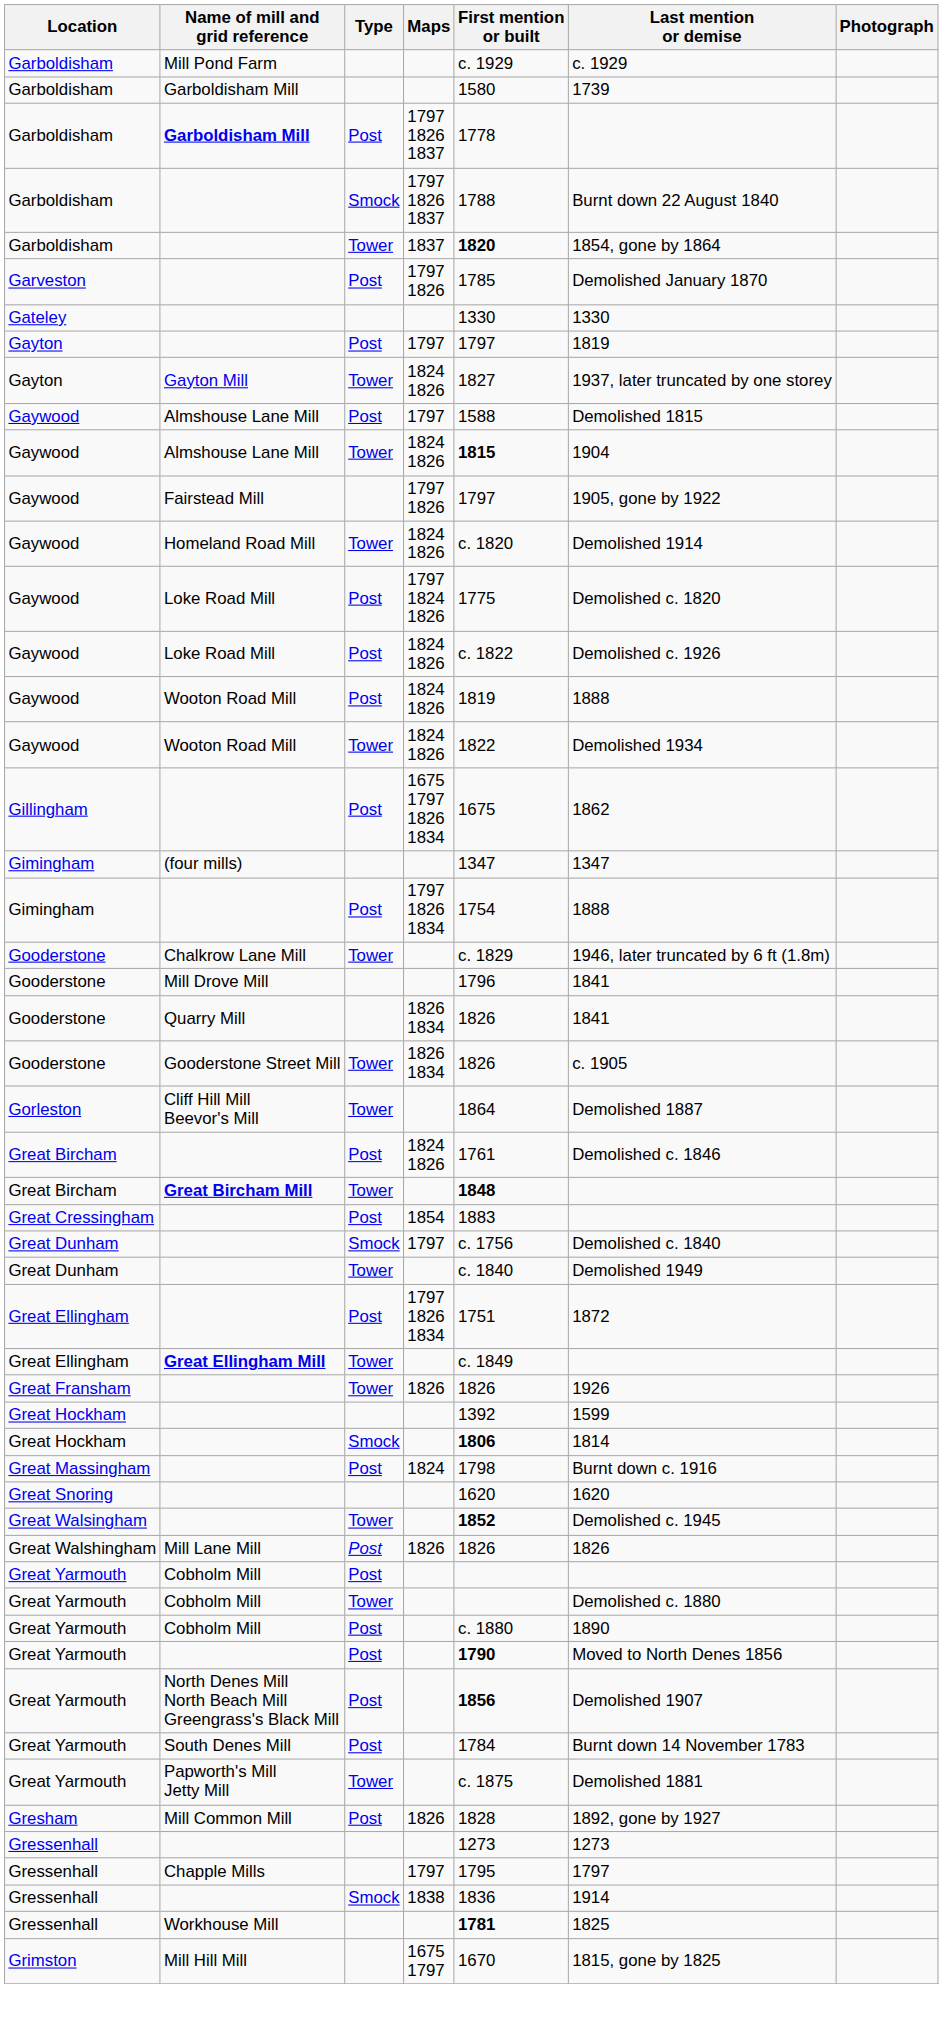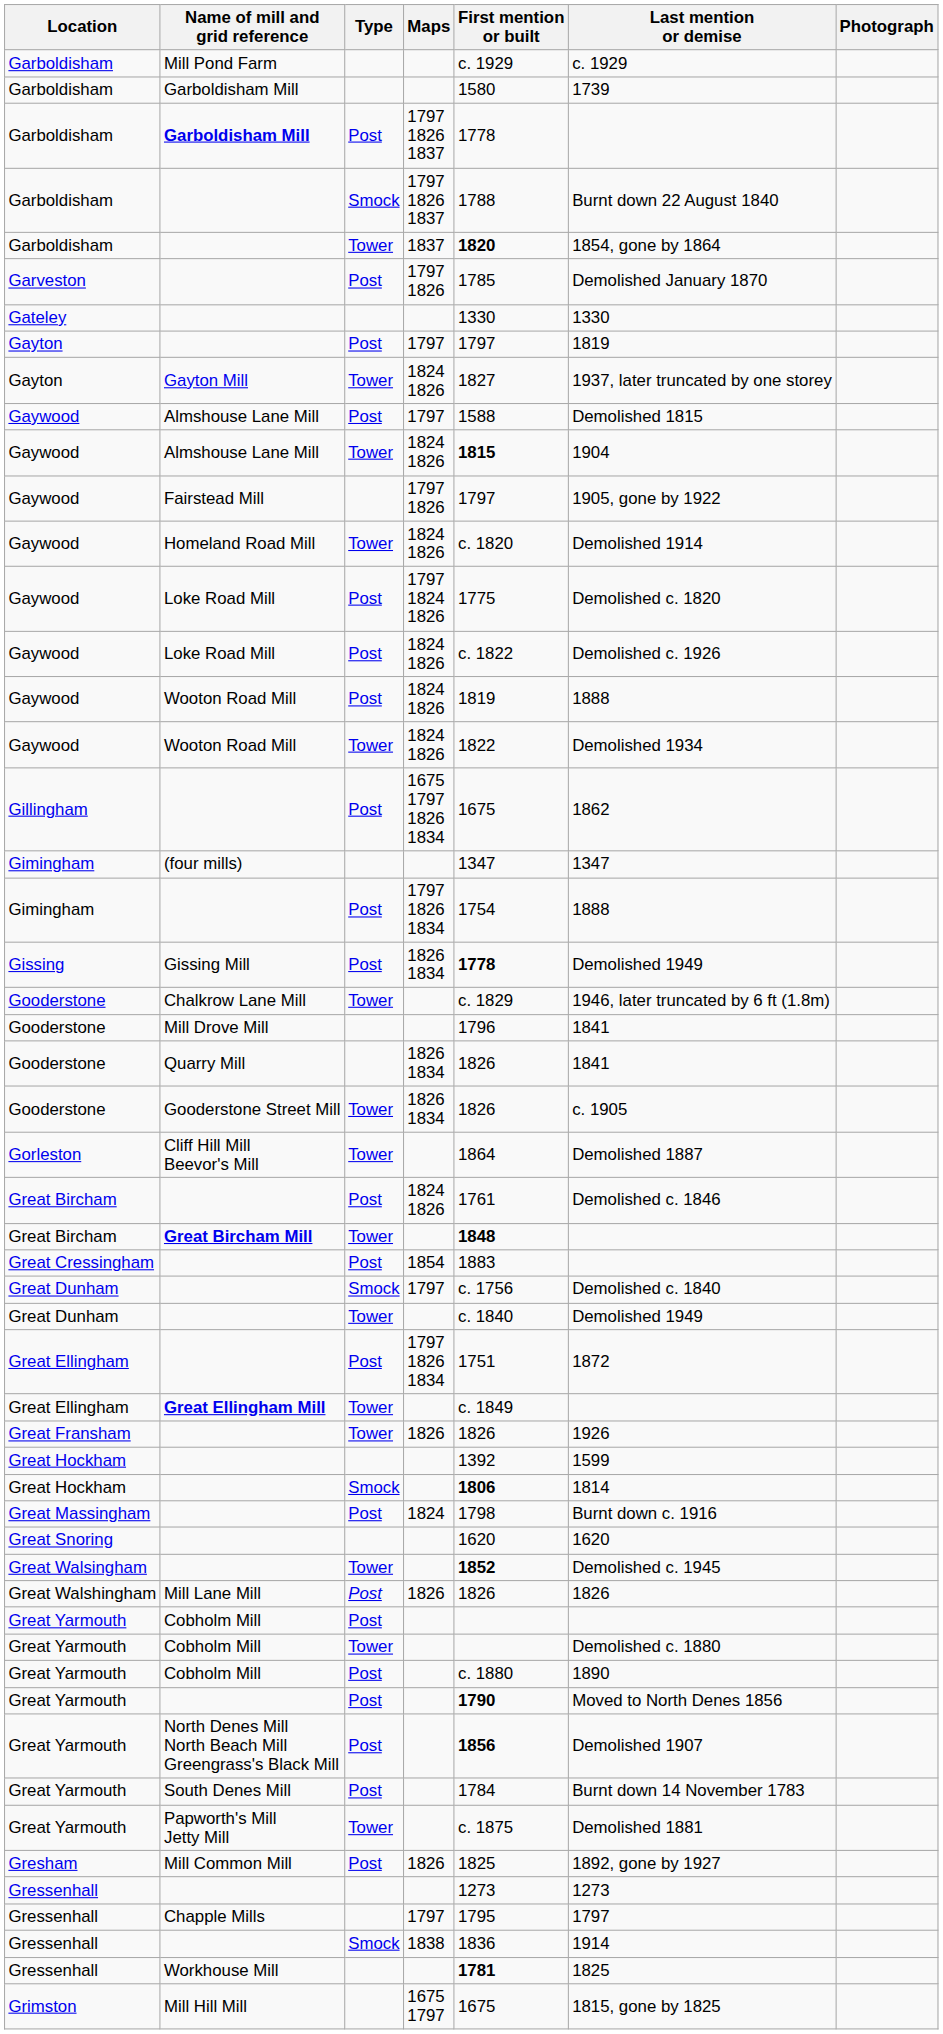+ row: (36, 964)
(477, 1818) 1828 -> (477, 1863) 1825
(477, 1960) 1670 -> (477, 2006) 1675
